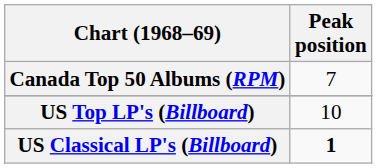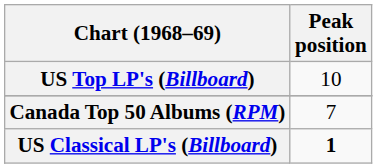rows swapped: (147, 78) <-> (147, 111)
